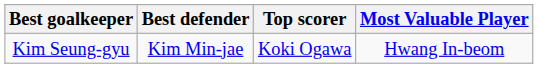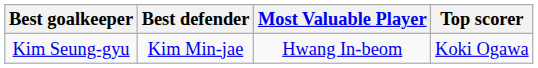columns swapped: (305, 19) <-> (444, 19)
